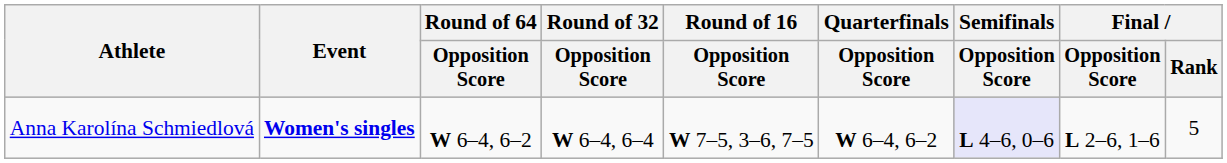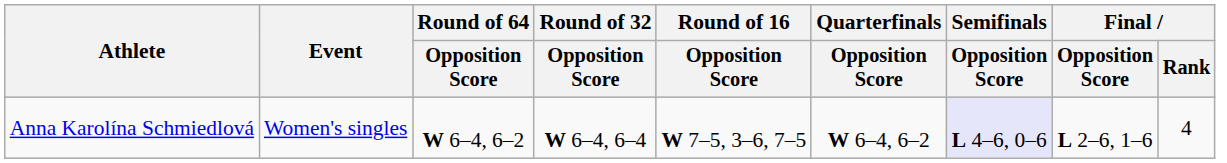(339, 127) bold -> (336, 127) normal
(1194, 127) 5 -> (1186, 127) 4
